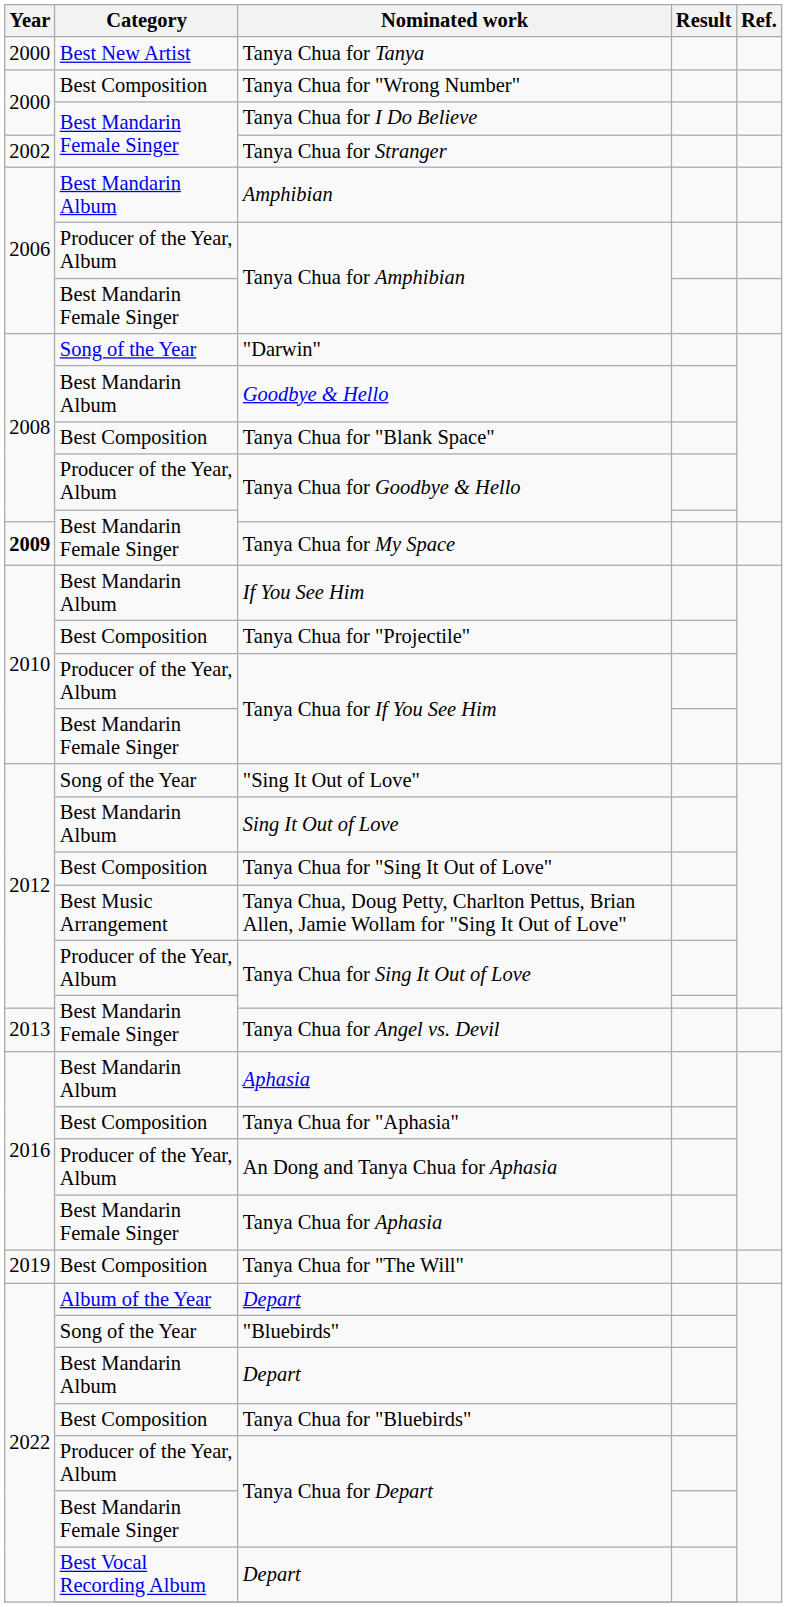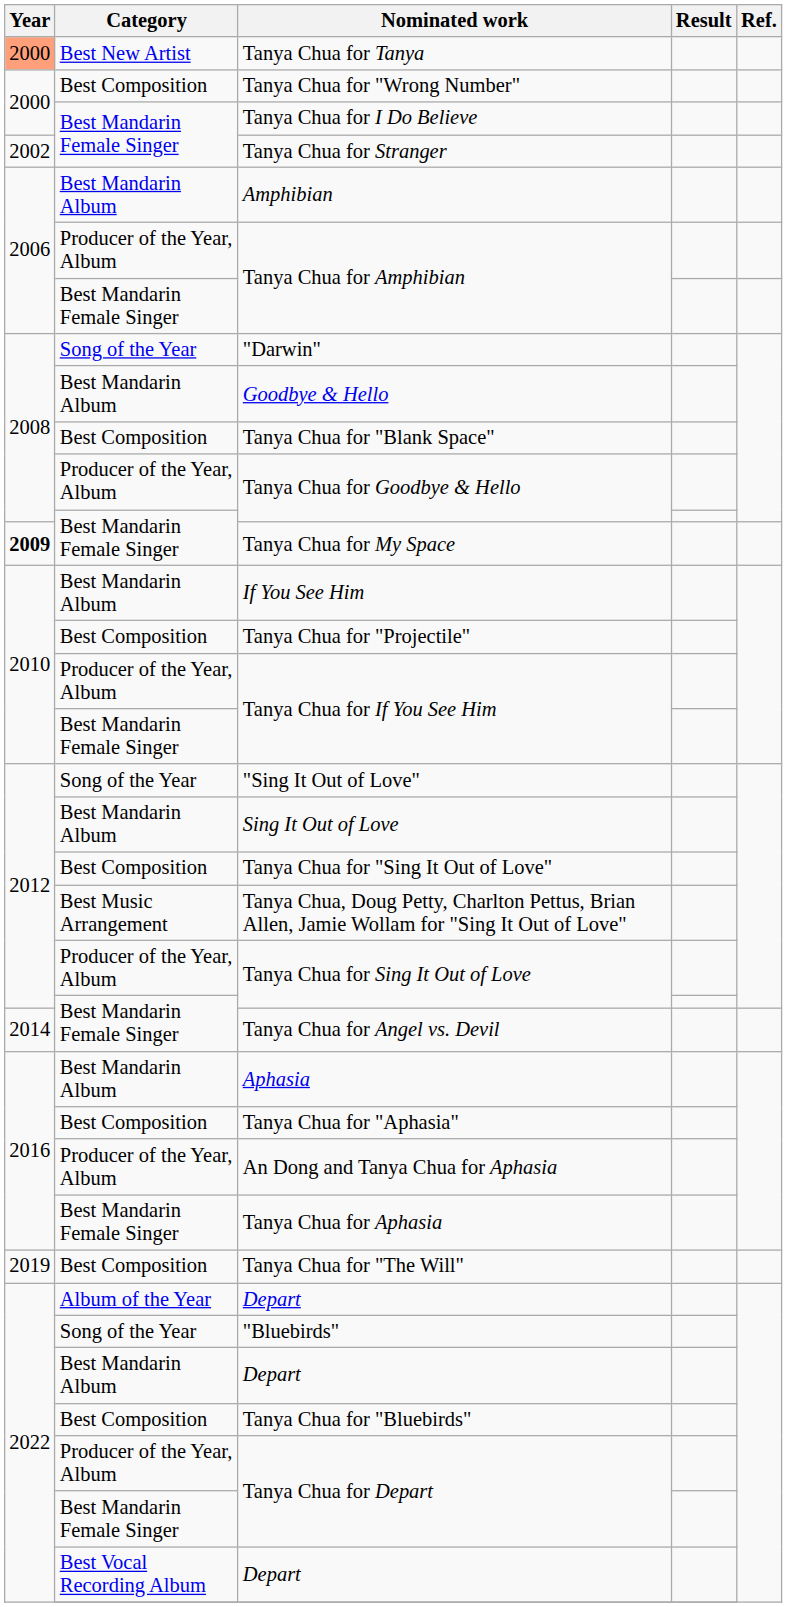(30, 53) no background -> (30, 53) lightsalmon background
(30, 1029) 2013 -> (30, 1029) 2014
